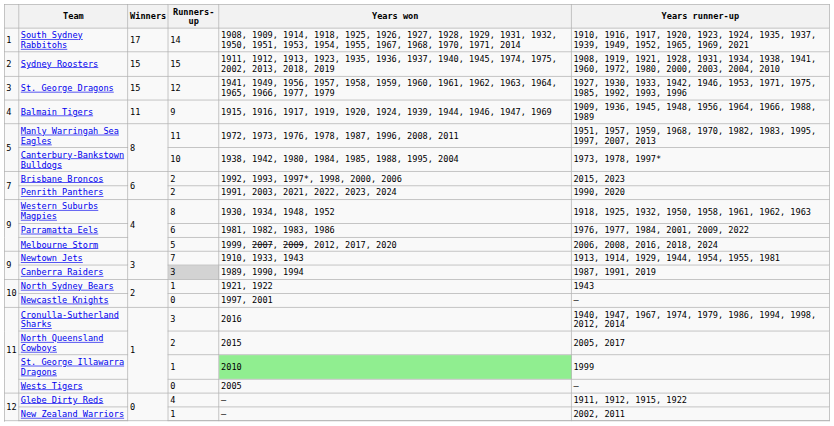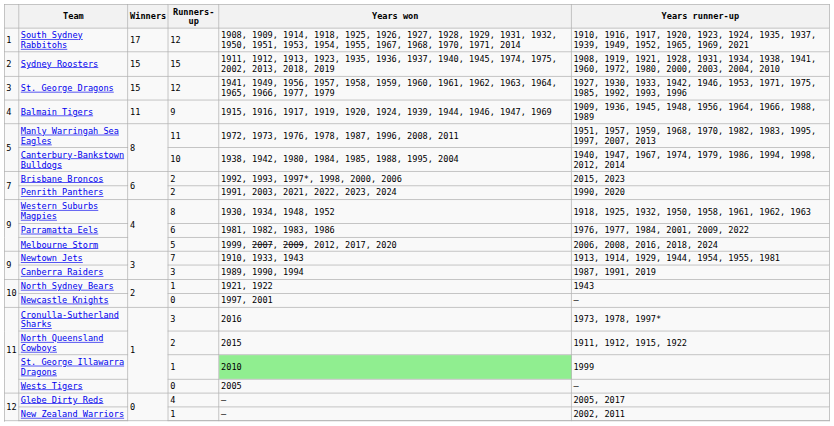(175, 40) 14 -> (175, 40) 12
(617, 160) 1973, 1978, 1997* -> (695, 160) 1940, 1947, 1967, 1974, 1979, 1986, 1994, 1998, 2012, 2014
(173, 272) lightgrey background -> (173, 272) no background
(695, 319) 1940, 1947, 1967, 1974, 1979, 1986, 1994, 1998, 2012, 2014 -> (617, 319) 1973, 1978, 1997*
(599, 343) 2005, 2017 -> (630, 343) 1911, 1912, 1915, 1922
(630, 400) 1911, 1912, 1915, 1922 -> (599, 400) 2005, 2017
